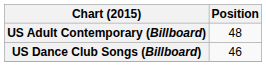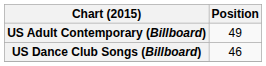(235, 33) 48 -> (235, 33) 49
